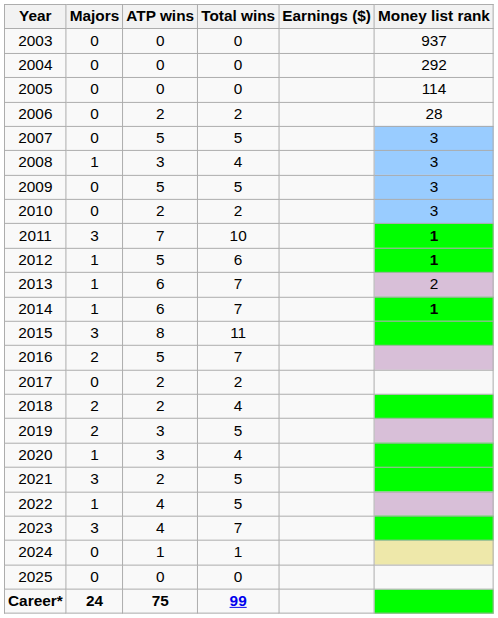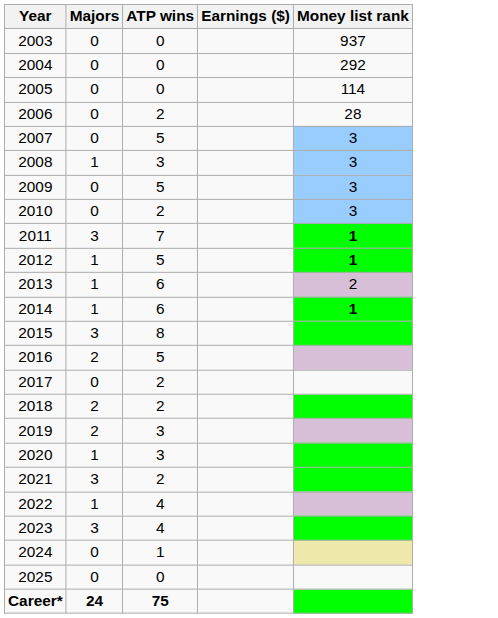- column: (238, 16)
